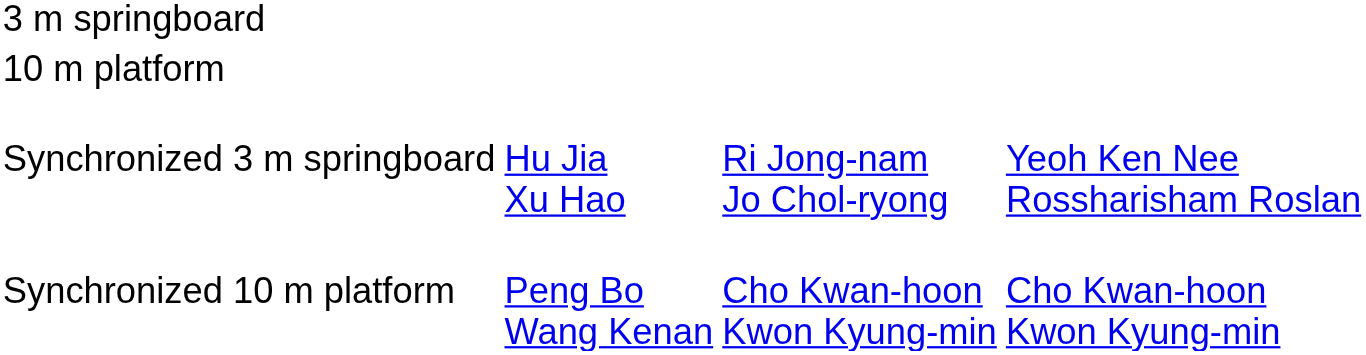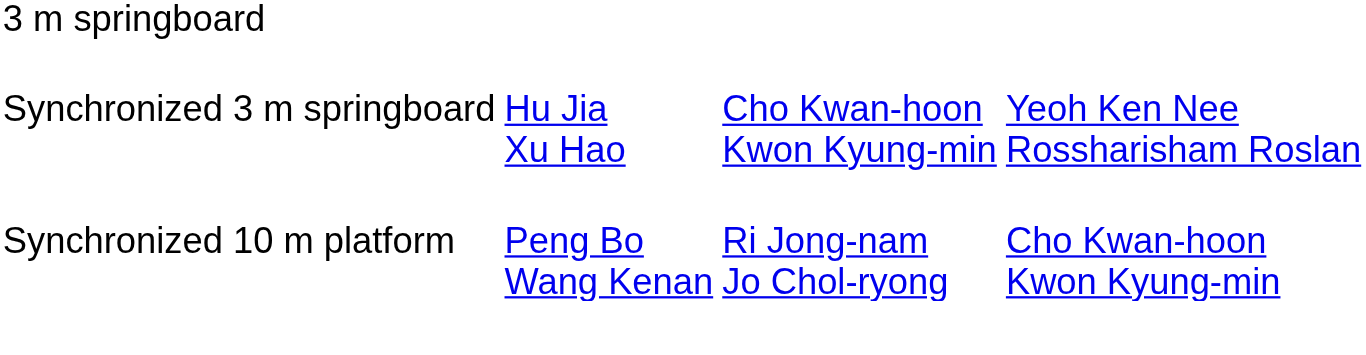- row: (114, 68)
(835, 179) Ri Jong-nam Jo Chol-ryong -> (860, 129) Cho Kwan-hoon Kwon Kyung-min
(860, 311) Cho Kwan-hoon Kwon Kyung-min -> (835, 261) Ri Jong-nam Jo Chol-ryong
